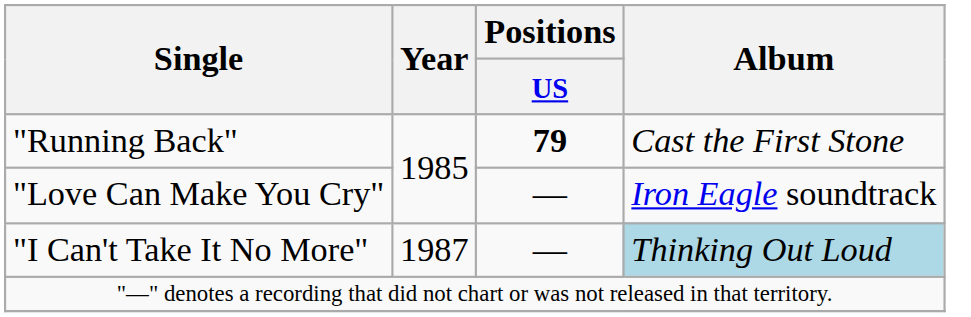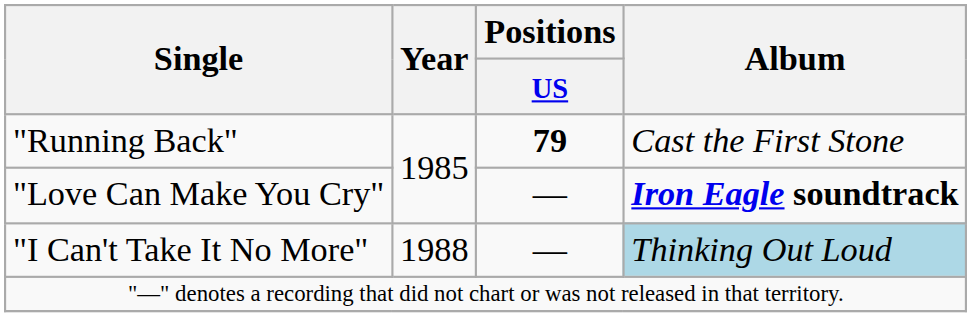(784, 194) normal -> (795, 194) bold
(434, 248) 1987 -> (434, 248) 1988
